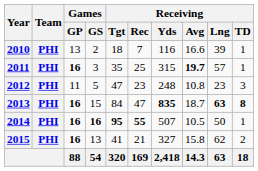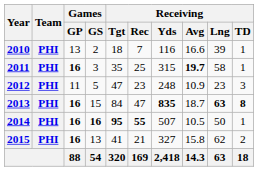(220, 67) 57 -> (220, 67) 58
(195, 85) 10.8 -> (195, 85) 10.9
